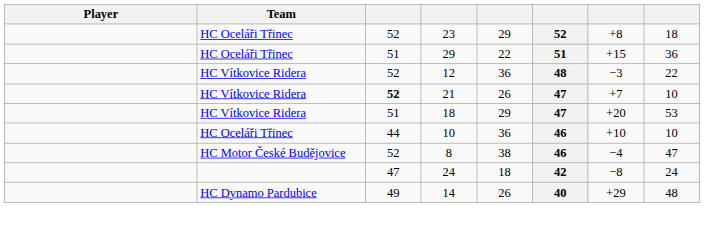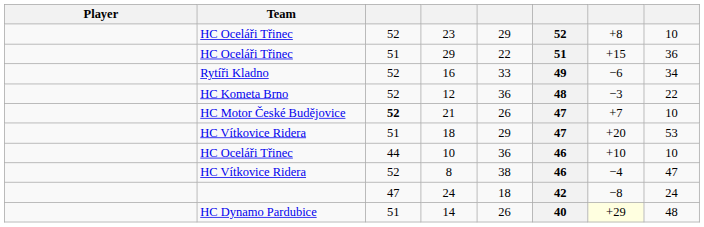(672, 34) 18 -> (672, 34) 10
+ row: (449, 73)
(253, 73) HC Vítkovice Ridera -> (244, 93) HC Kometa Brno
(253, 93) HC Vítkovice Ridera -> (273, 113) HC Motor České Budějovice
(273, 152) HC Motor České Budějovice -> (253, 172) HC Vítkovice Ridera
(393, 192) 49 -> (393, 212) 51
(616, 192) no background -> (616, 212) lightyellow background
